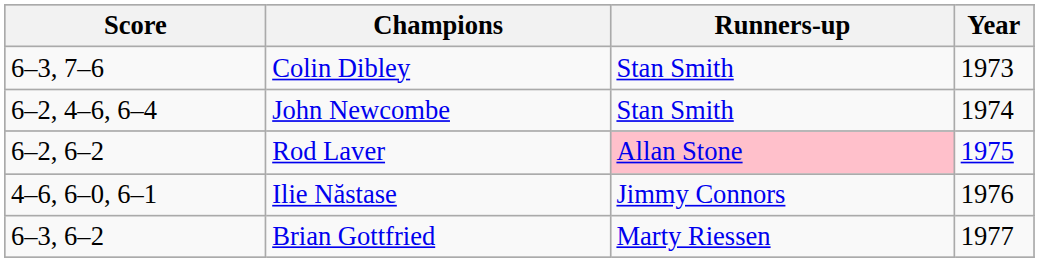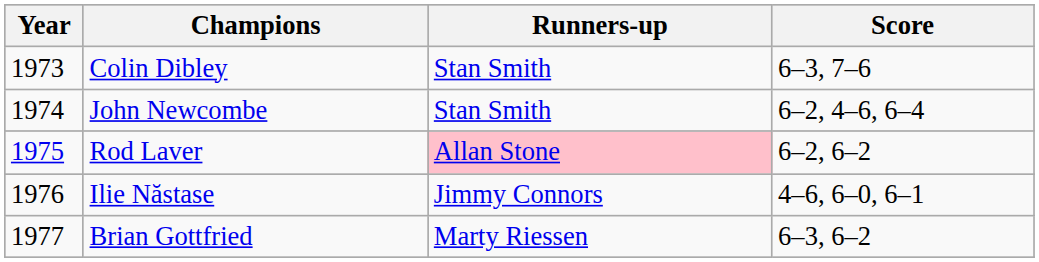columns swapped: (994, 25) <-> (135, 25)
